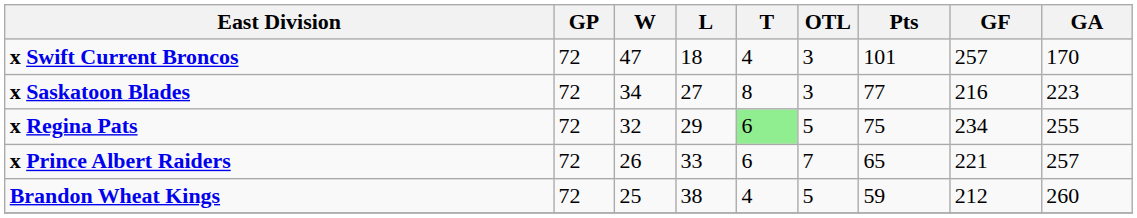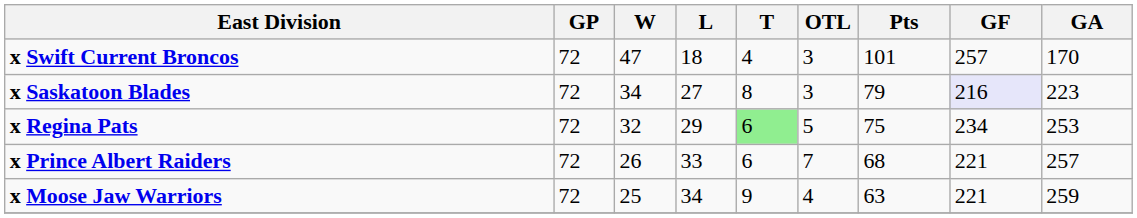(874, 91) 77 -> (874, 91) 79
(971, 91) no background -> (971, 91) lavender background
(1063, 126) 255 -> (1063, 126) 253
(874, 160) 65 -> (874, 160) 68
+ row: (116, 195)
- row: (115, 195)
